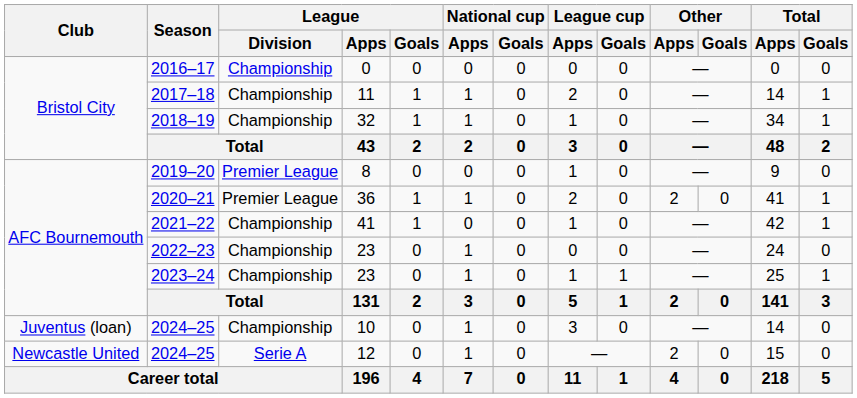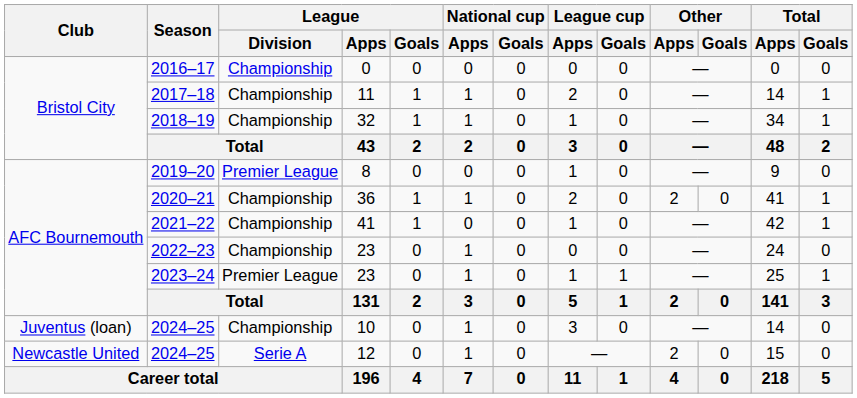(280, 198) Premier League -> (280, 198) Championship
(280, 276) Championship -> (280, 276) Premier League
